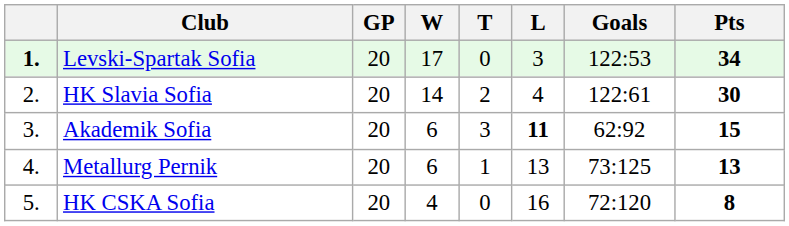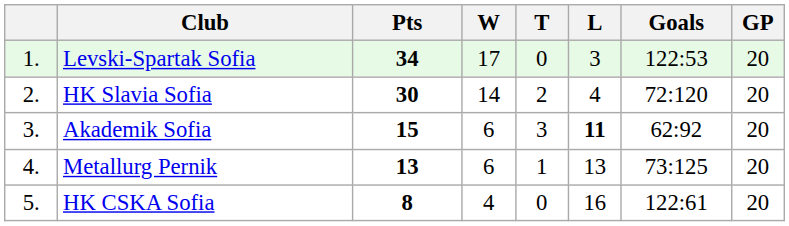columns swapped: (379, 22) <-> (729, 22)
(31, 58) bold -> (31, 58) normal
(619, 94) 122:61 -> (676, 94) 72:120
(619, 202) 72:120 -> (676, 202) 122:61
